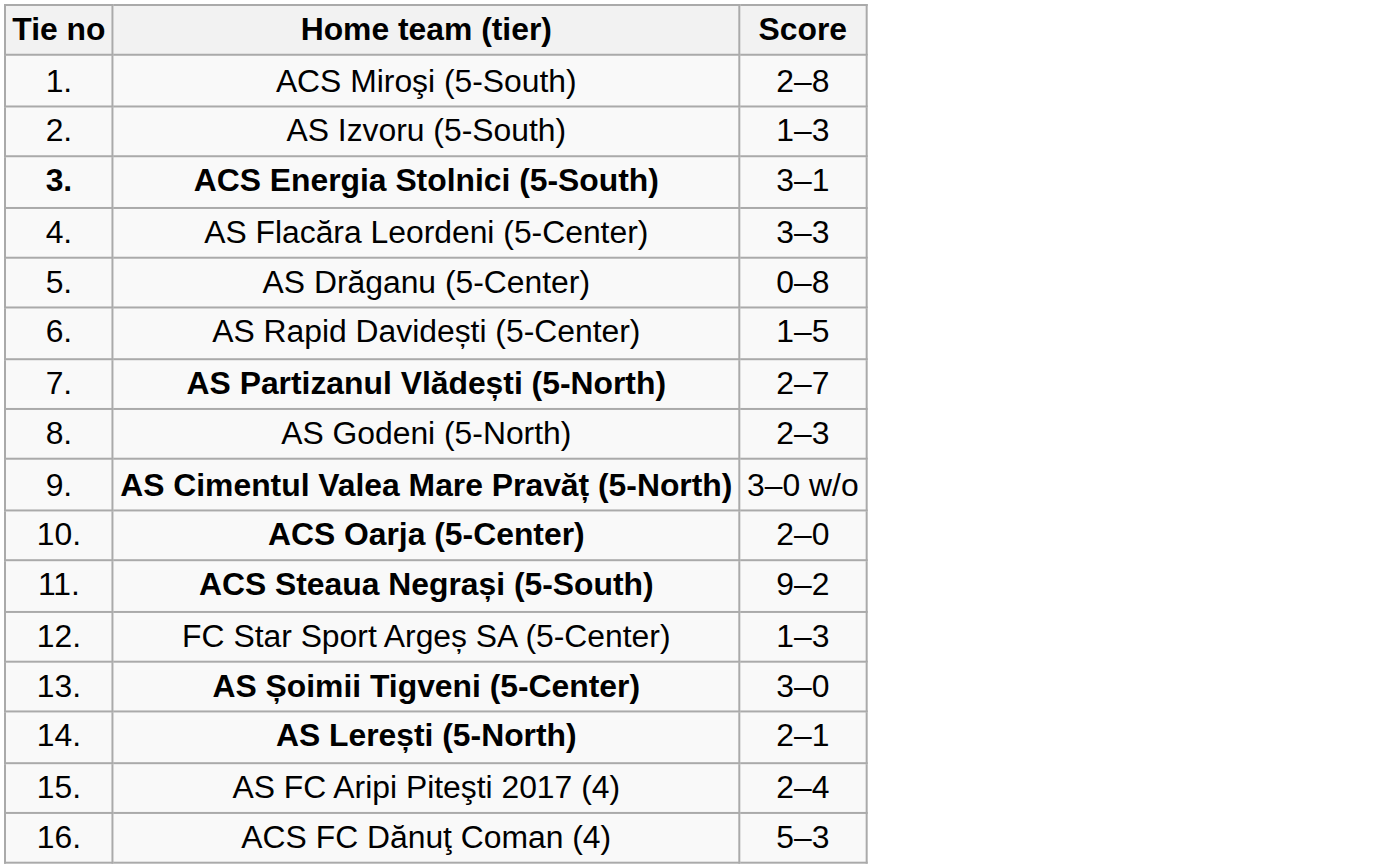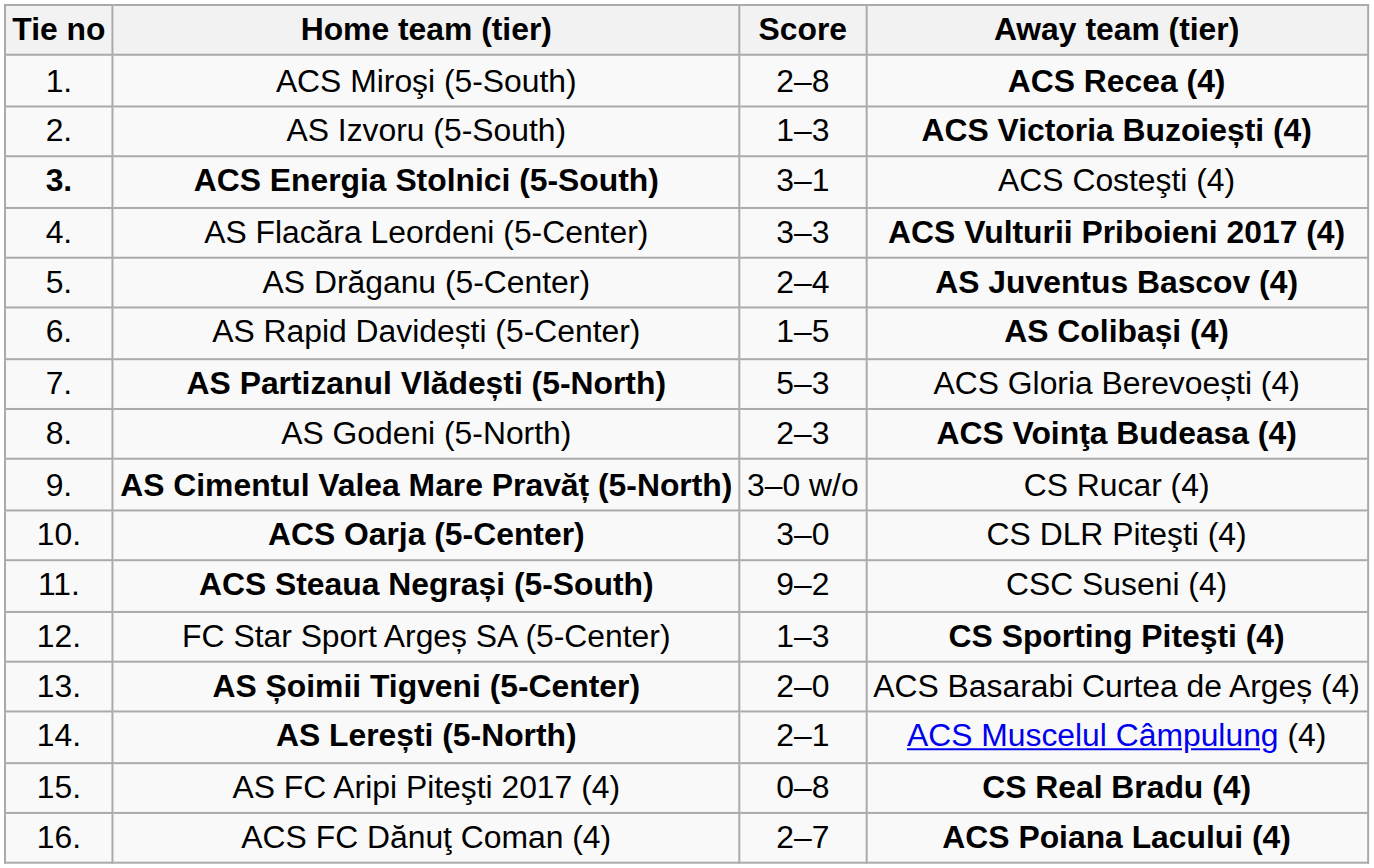+ column: (1117, 29)
(803, 282) 0–8 -> (803, 282) 2–4
(803, 383) 2–7 -> (803, 383) 5–3
(803, 534) 2–0 -> (803, 534) 3–0
(803, 686) 3–0 -> (803, 686) 2–0
(803, 787) 2–4 -> (803, 787) 0–8
(803, 837) 5–3 -> (803, 837) 2–7
